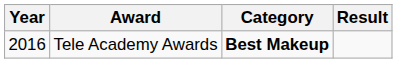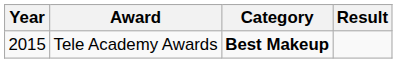(27, 44) 2016 -> (27, 44) 2015
